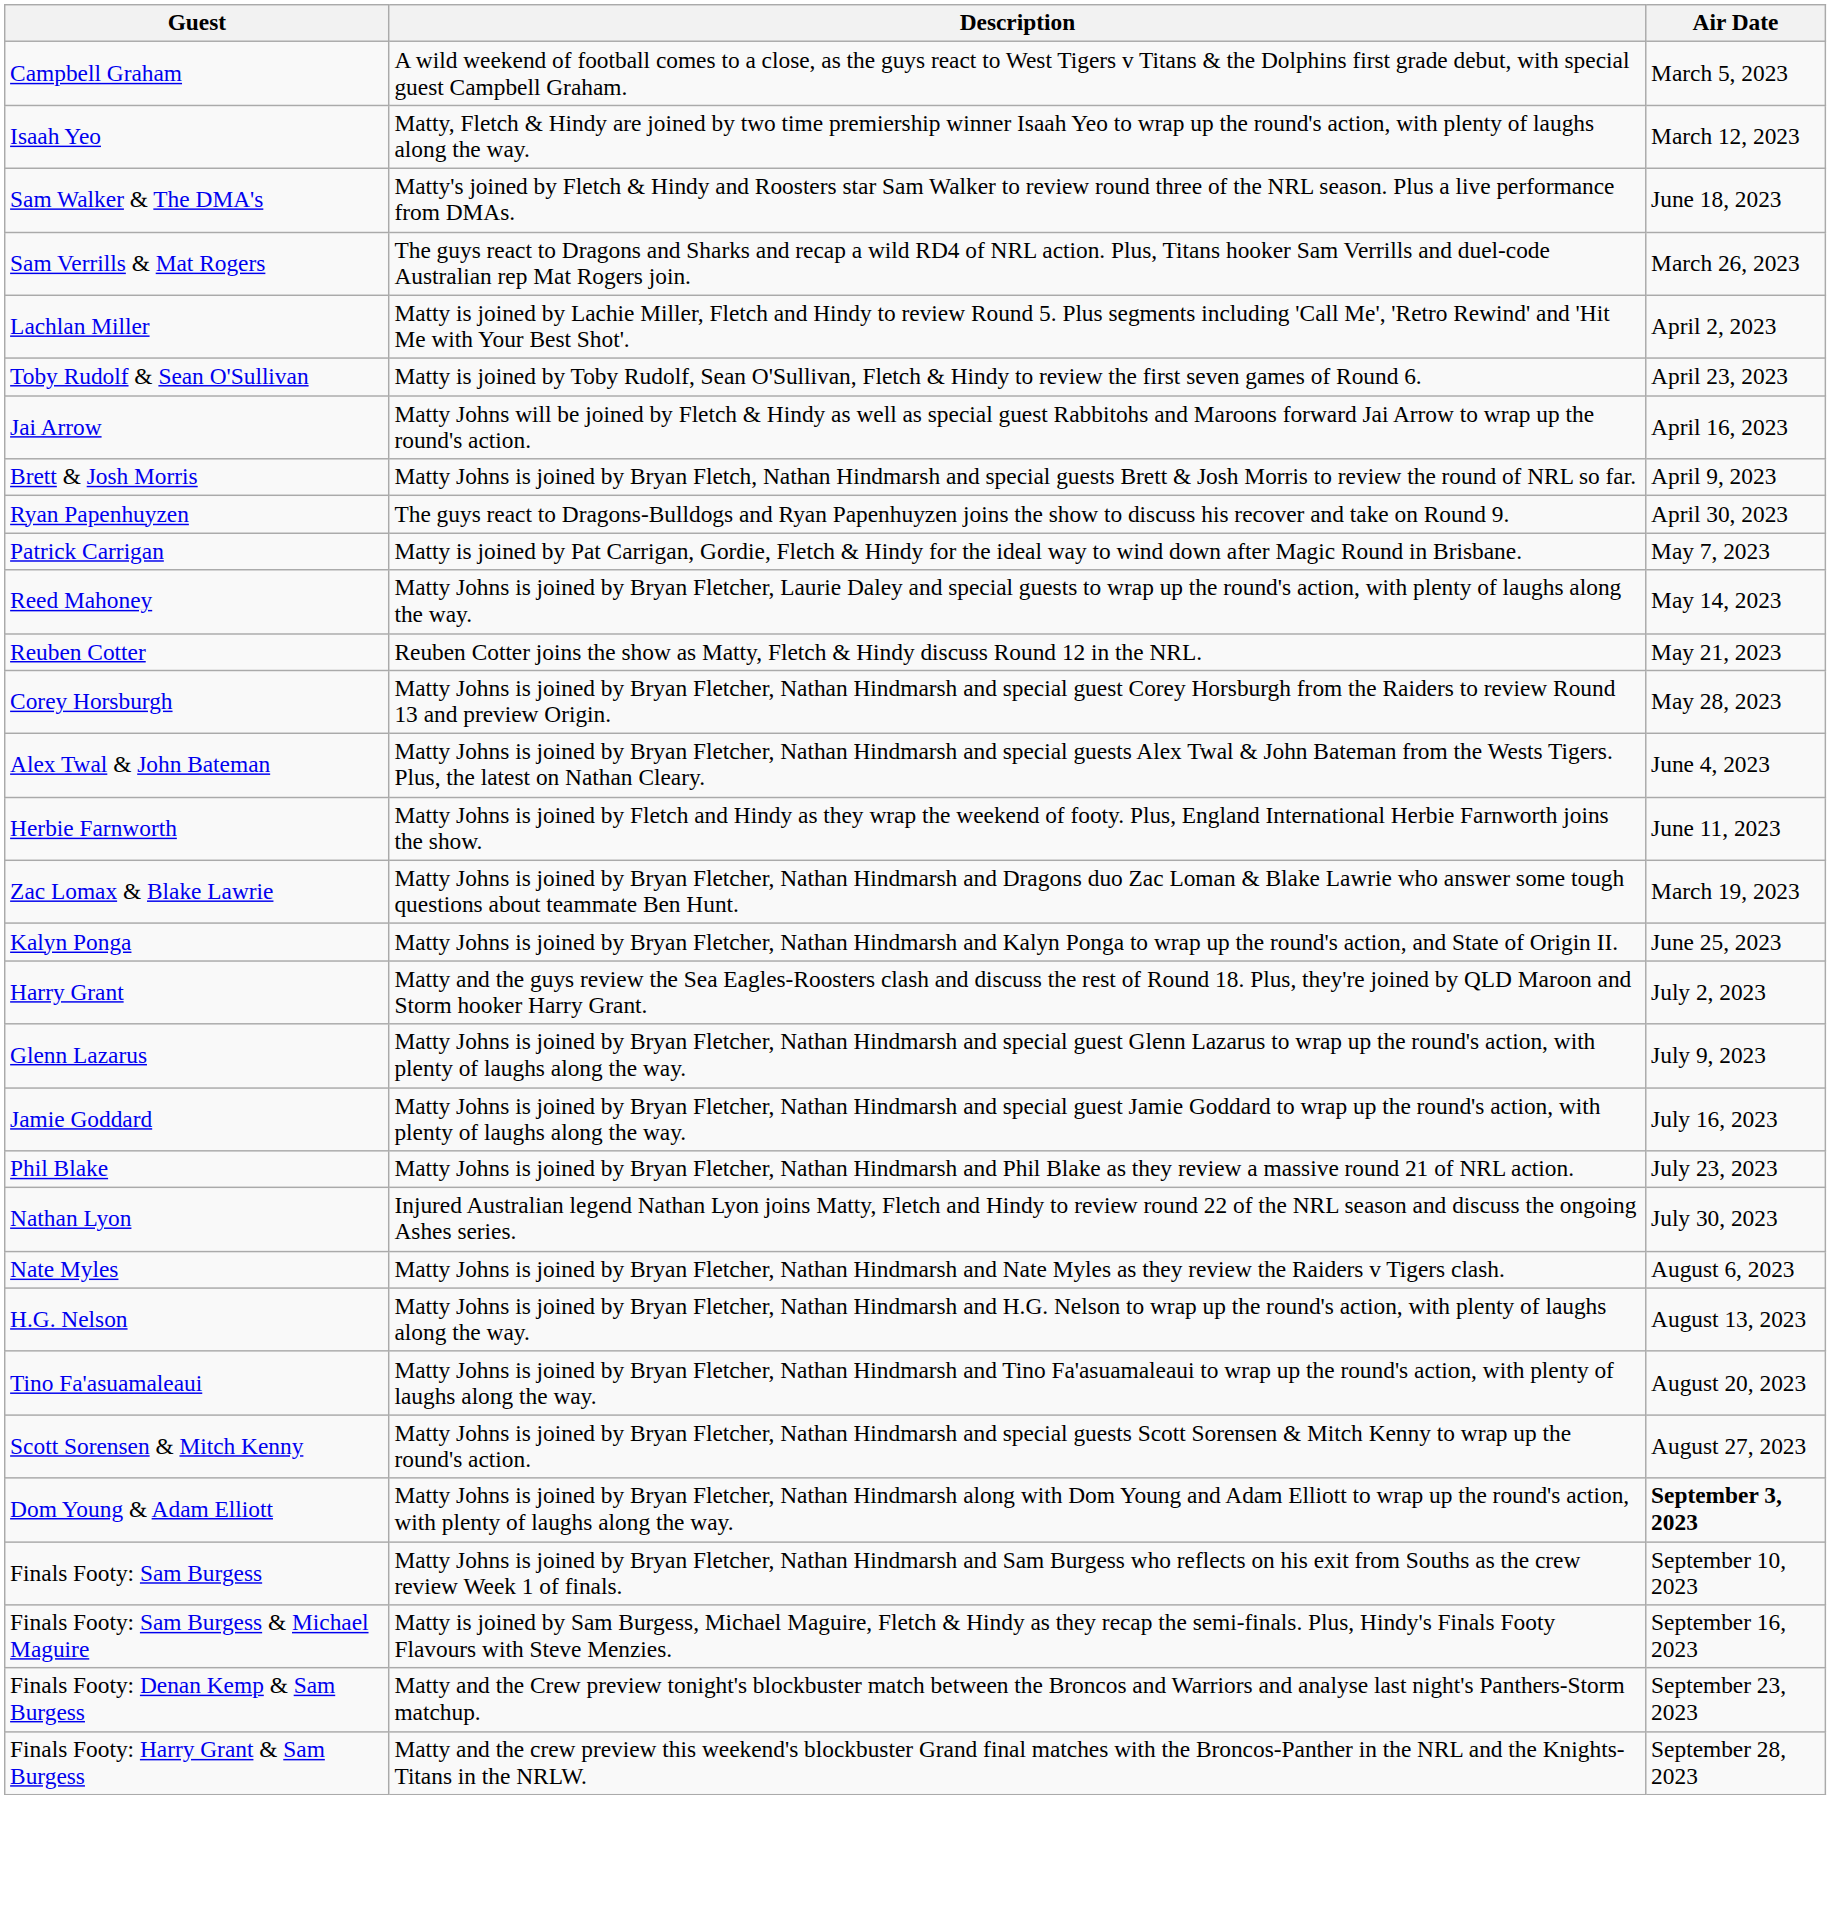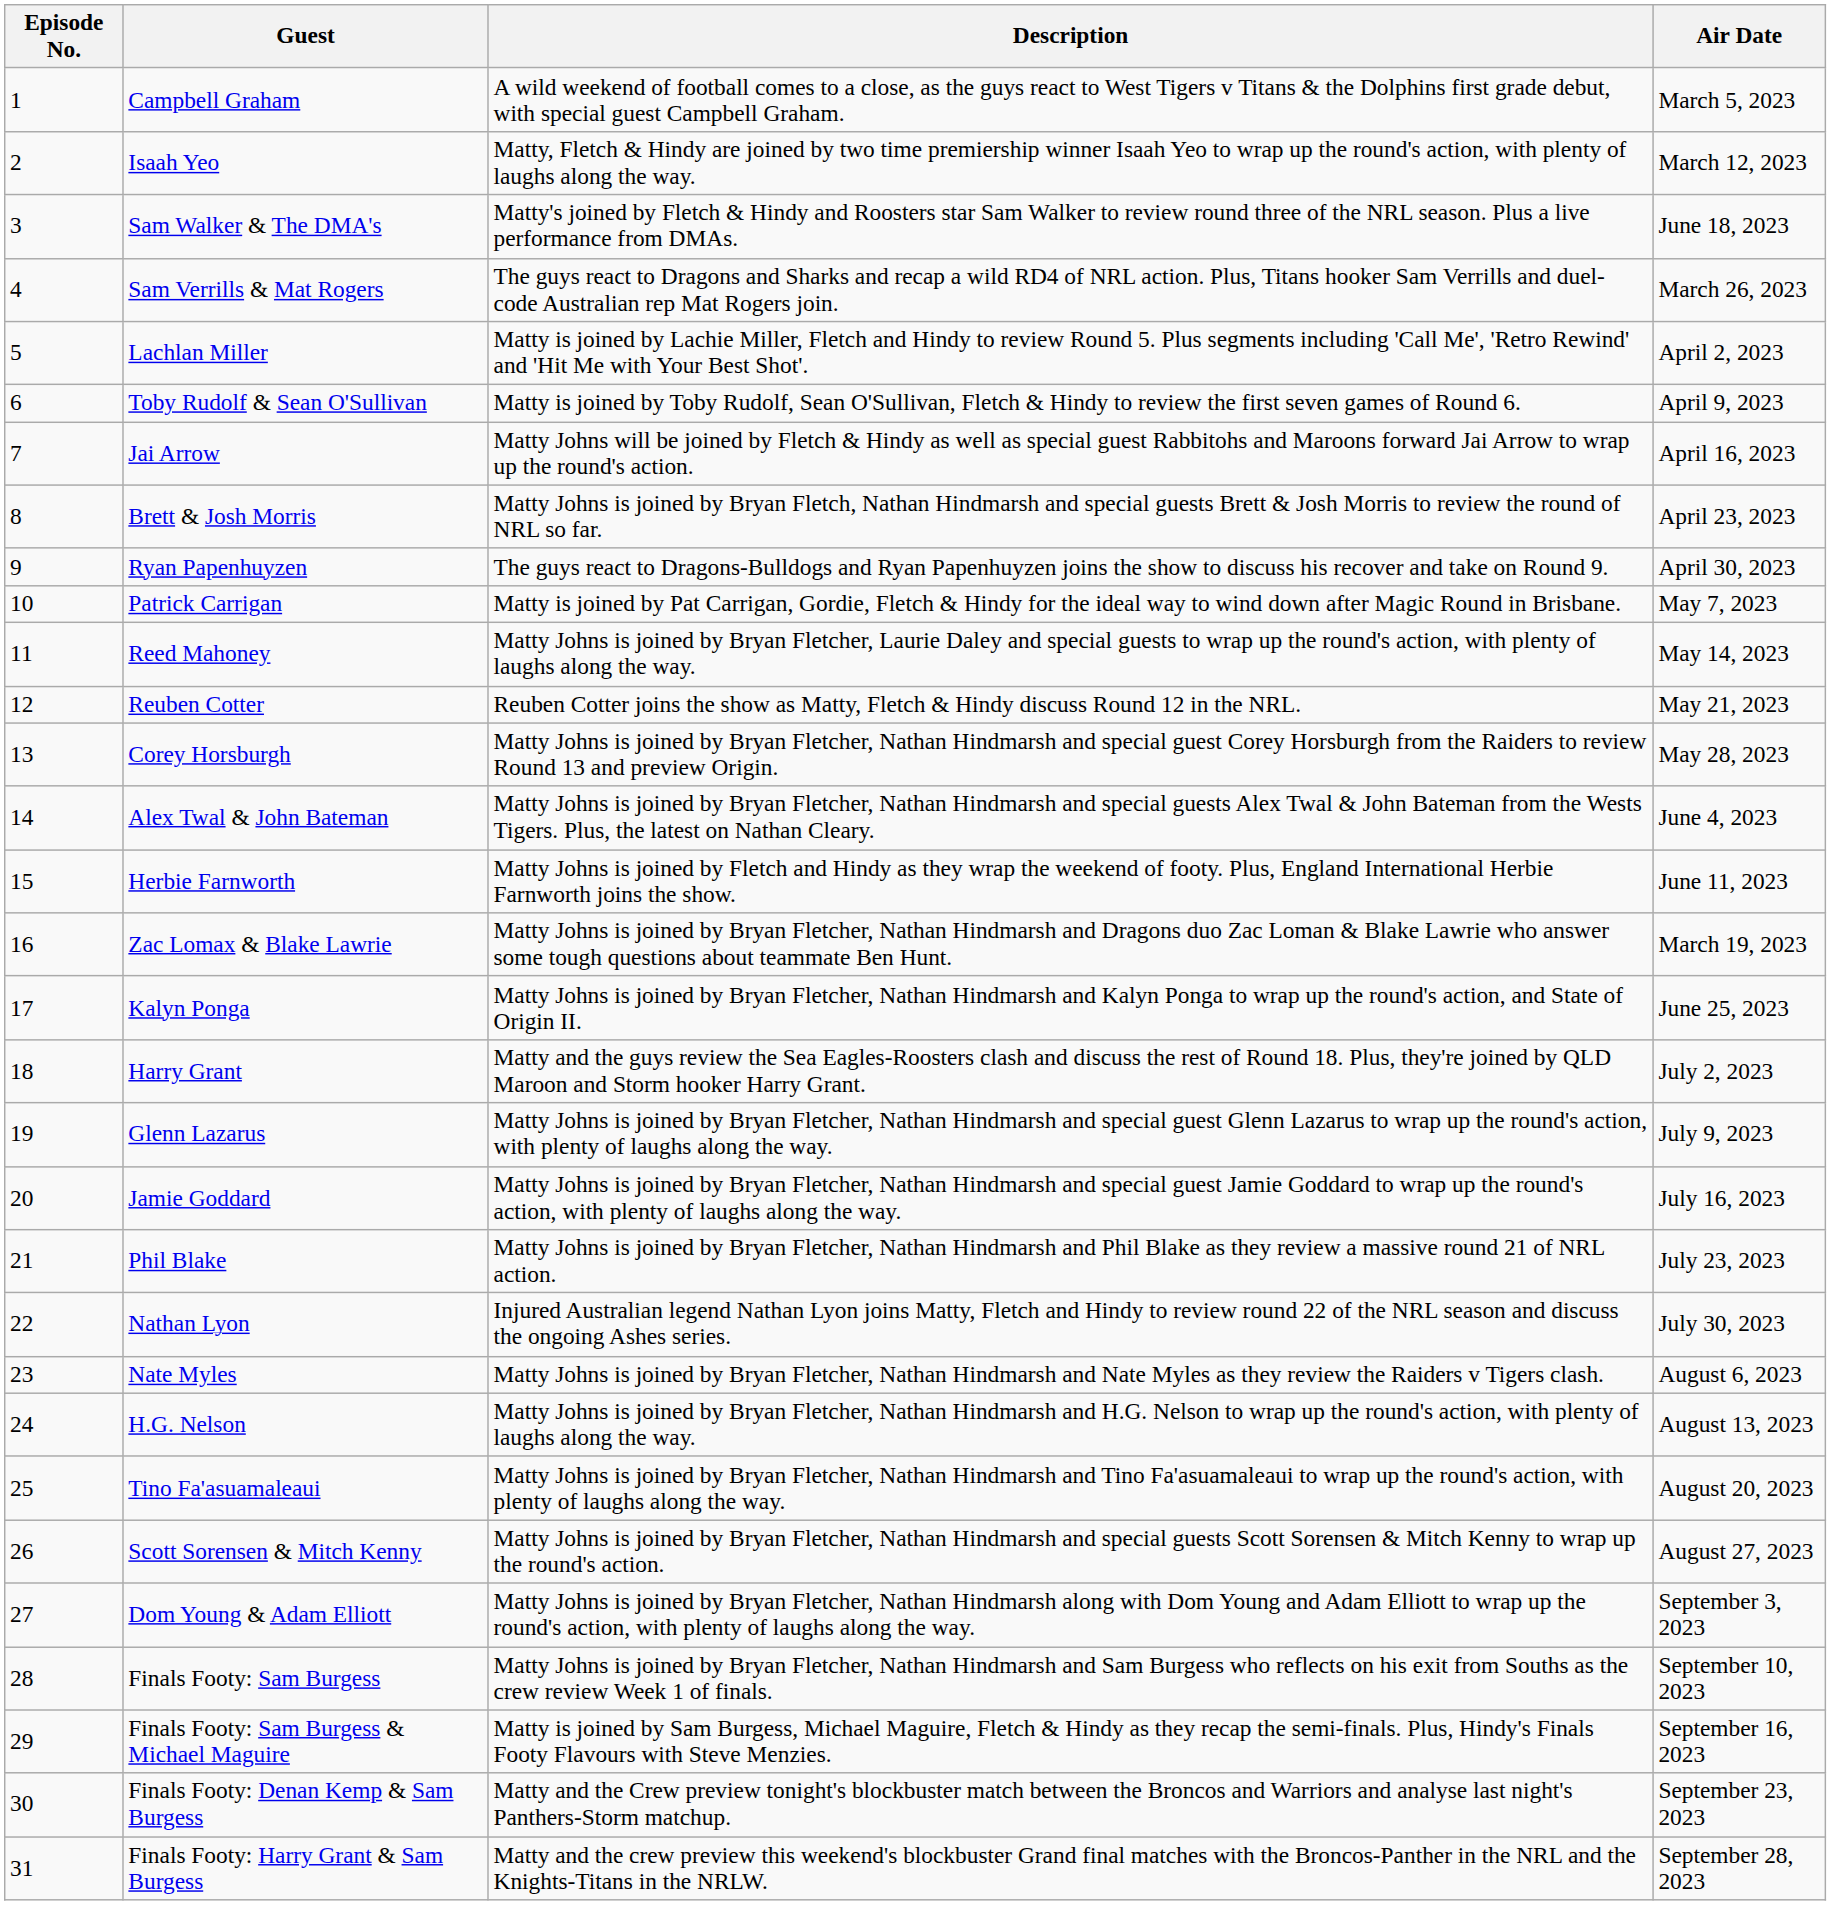+ column: (64, 36)
(1720, 376) April 23, 2023 -> (1721, 402) April 9, 2023
(1714, 477) April 9, 2023 -> (1727, 516) April 23, 2023
(1716, 1509) bold -> (1720, 1614) normal
